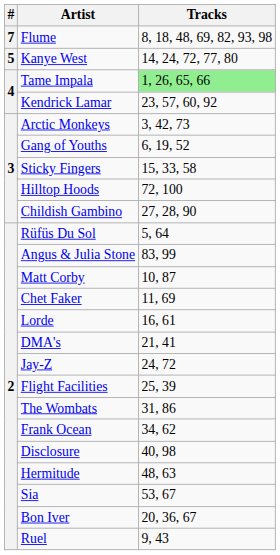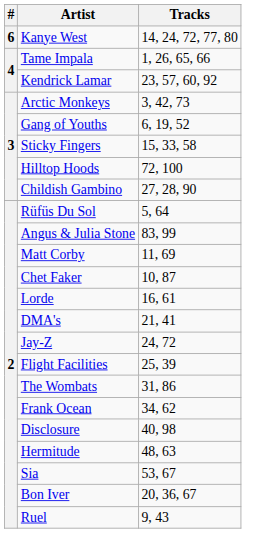- row: (38, 37)
(11, 59) 5 -> (11, 37) 6
(176, 80) lightgreen background -> (176, 59) no background
(159, 277) 10, 87 -> (158, 255) 11, 69
(158, 299) 11, 69 -> (159, 277) 10, 87
